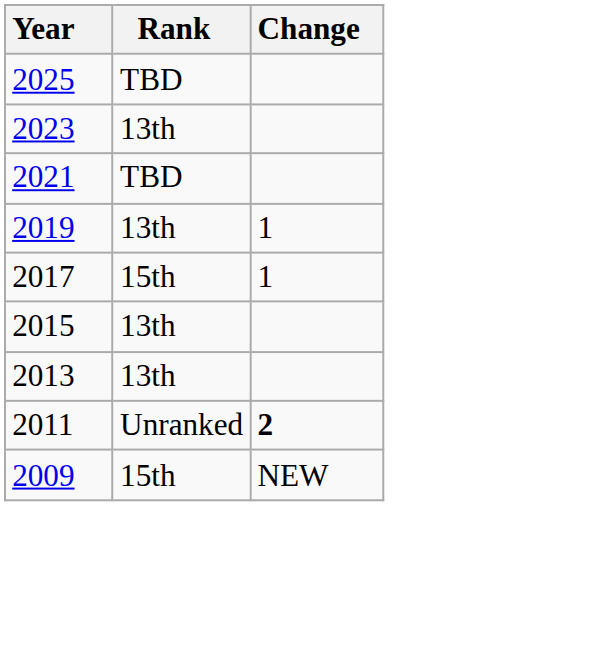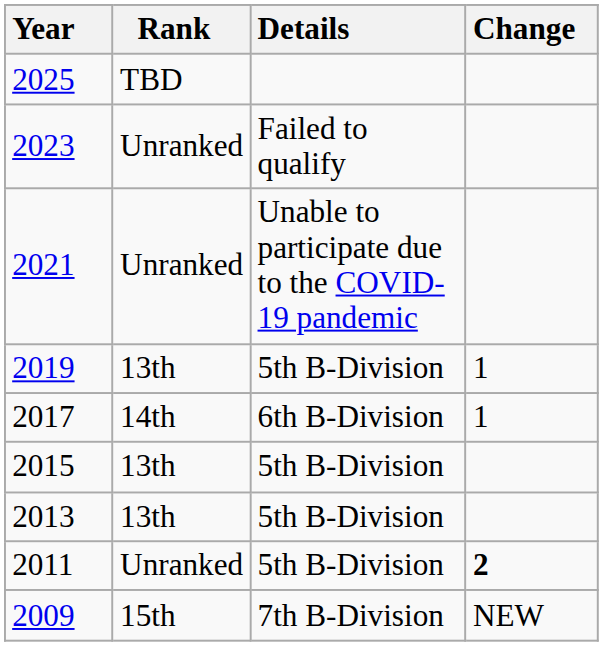+ column: (358, 29)
(148, 128) 13th -> (182, 145) Unranked
(151, 177) TBD -> (182, 265) Unranked
(148, 276) 15th -> (148, 417) 14th
